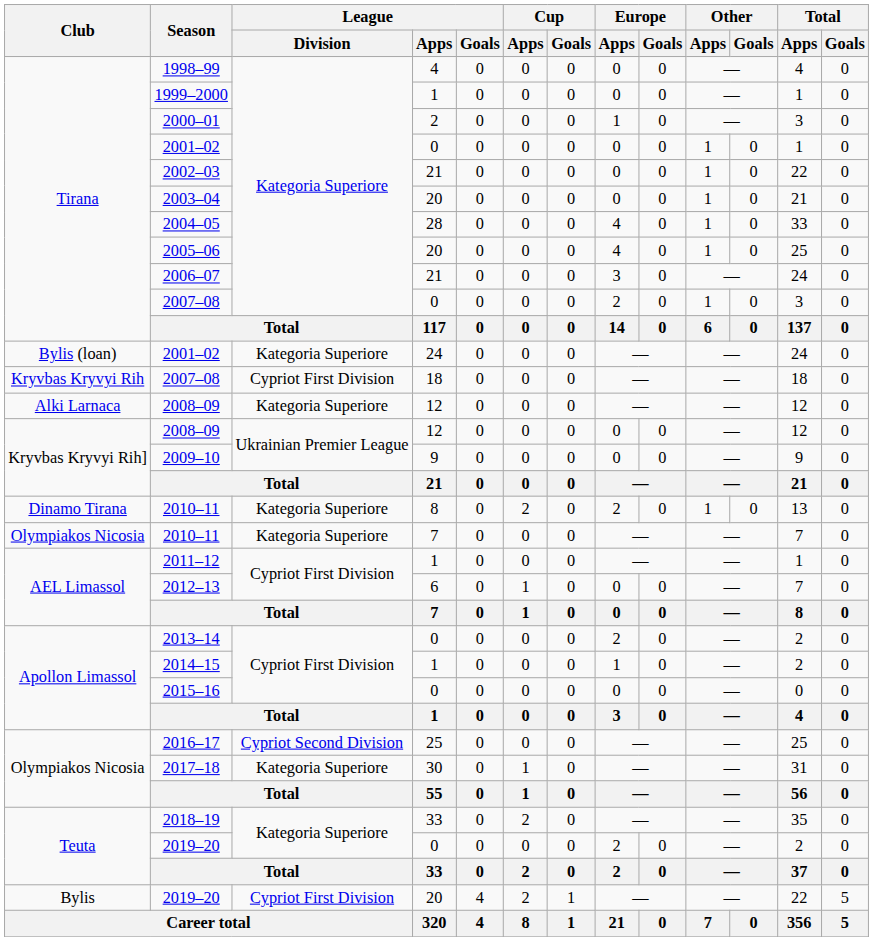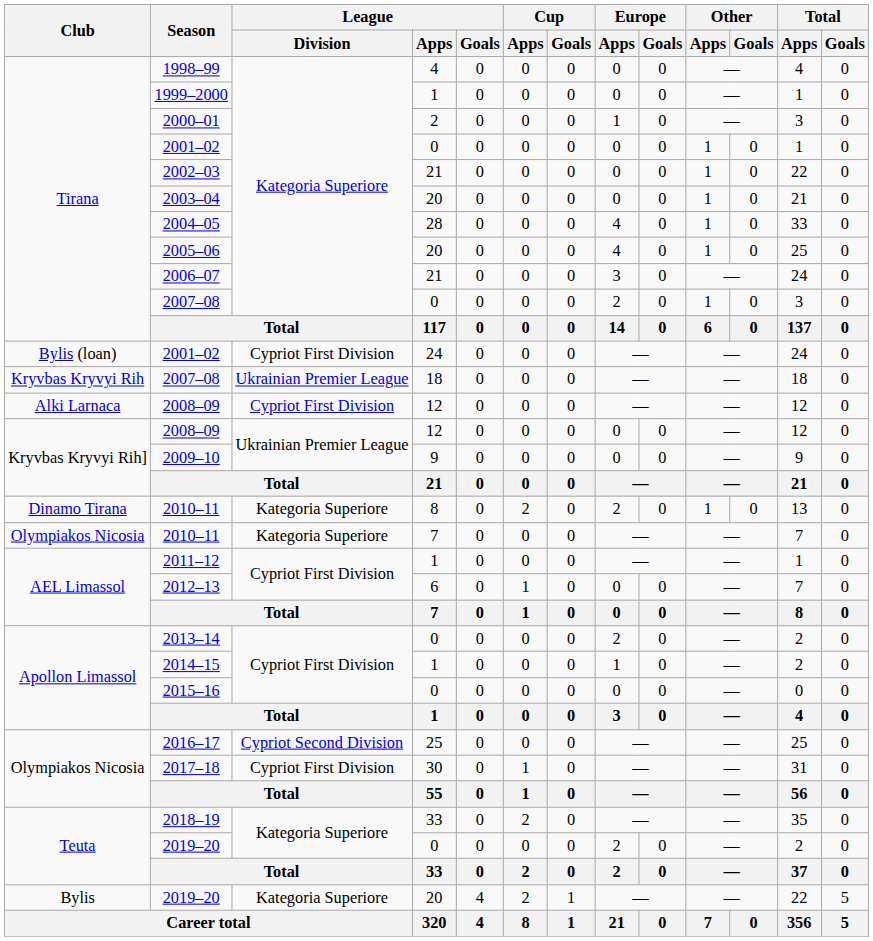(322, 353) Kategoria Superiore -> (322, 353) Cypriot First Division
(322, 379) Cypriot First Division -> (322, 379) Ukrainian Premier League
(322, 405) Kategoria Superiore -> (322, 405) Cypriot First Division
(322, 768) Kategoria Superiore -> (322, 768) Cypriot First Division
(322, 897) Cypriot First Division -> (322, 897) Kategoria Superiore
